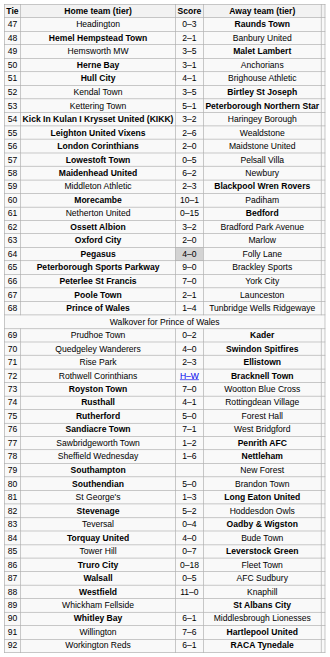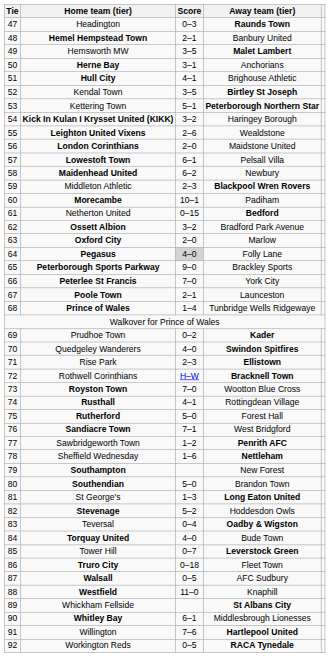(189, 159) 0–5 -> (189, 159) 6–1
(189, 645) 6–1 -> (189, 645) 0–5
